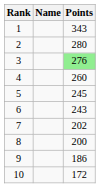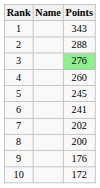(79, 45) 280 -> (79, 45) 288
(79, 110) 243 -> (79, 110) 241
(79, 158) 186 -> (79, 158) 176
